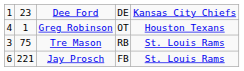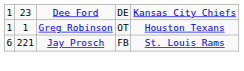(9, 28) 4 -> (9, 28) 1
- row: (76, 43)
